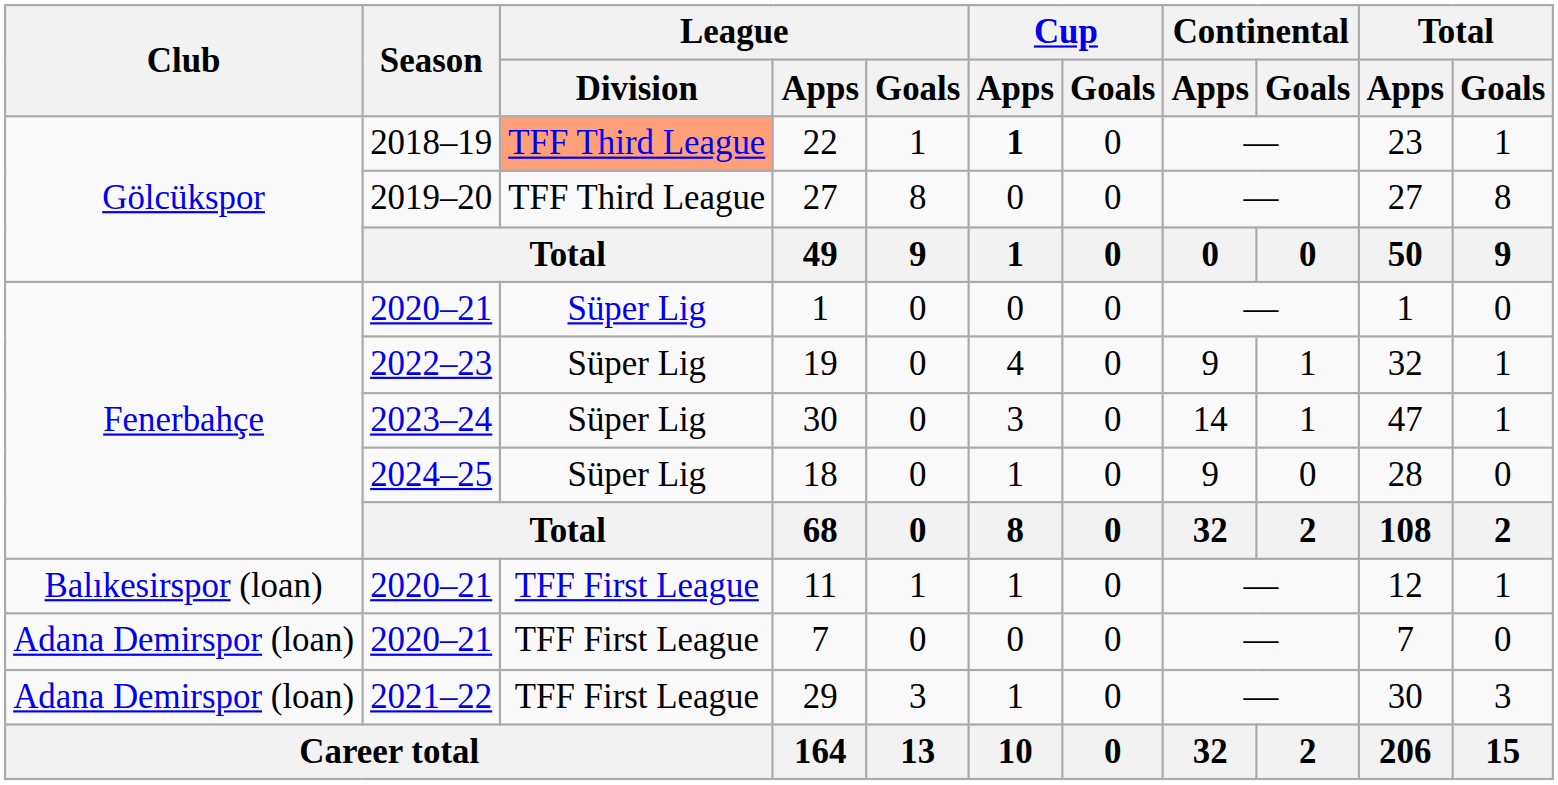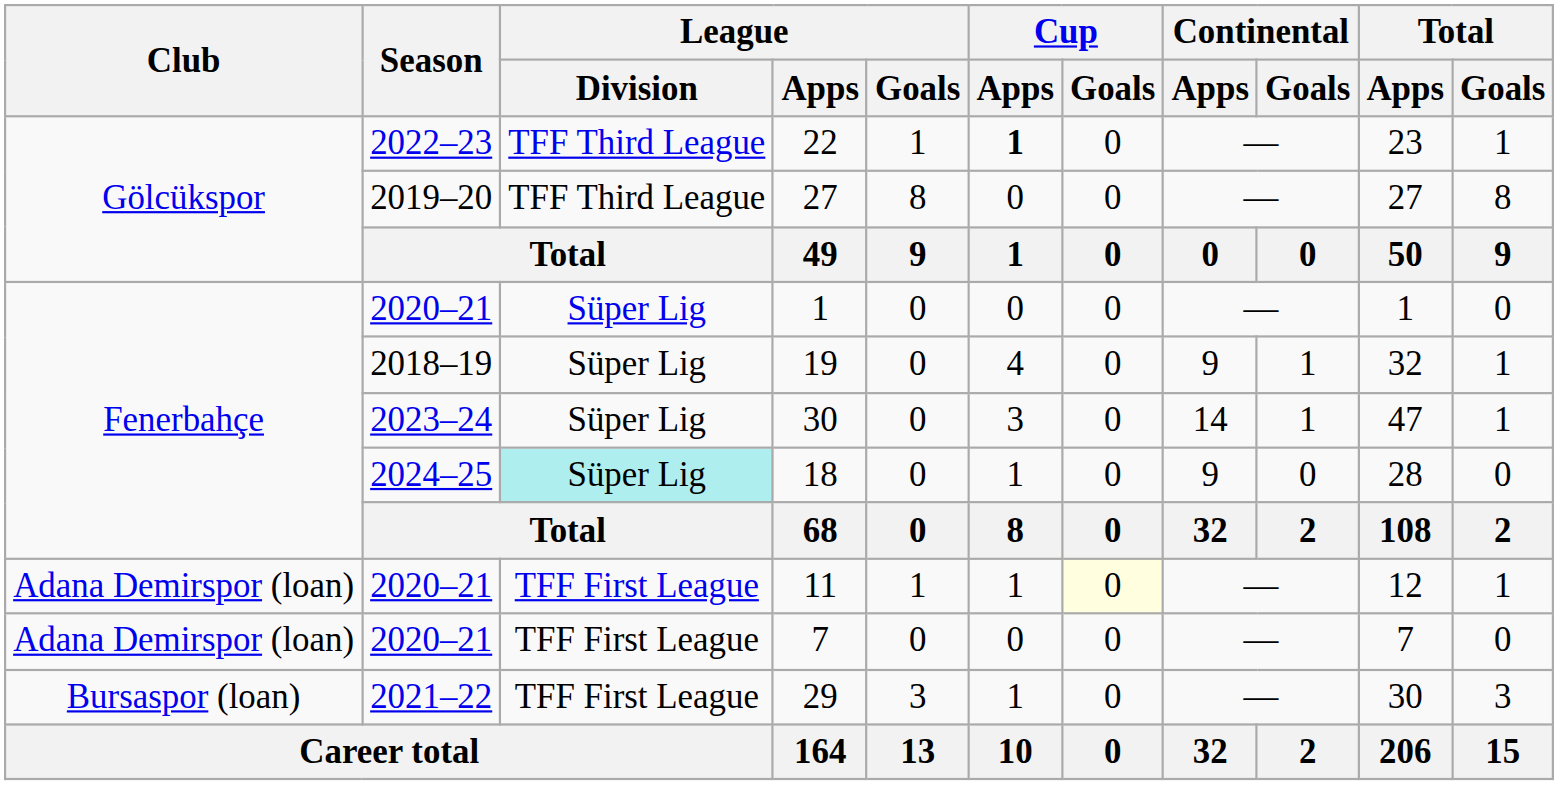(431, 142) 2018–19 -> (431, 142) 2022–23
(637, 142) lightsalmon background -> (637, 142) no background
(431, 364) 2022–23 -> (431, 364) 2018–19
(637, 474) no background -> (637, 474) paleturquoise background
(184, 585) Balıkesirspor (loan) -> (184, 585) Adana Demirspor (loan)
(1113, 585) no background -> (1113, 585) lightyellow background
(184, 695) Adana Demirspor (loan) -> (184, 695) Bursaspor (loan)
